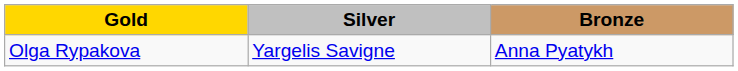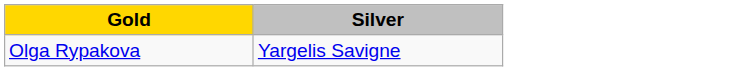- column: (612, 19)
